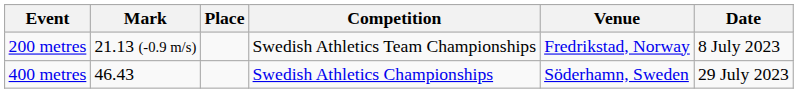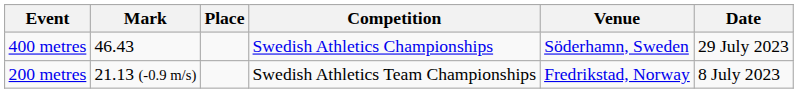rows swapped: (47, 74) <-> (47, 46)
